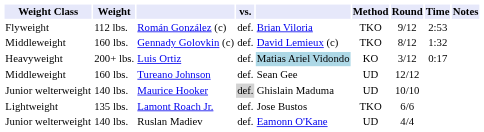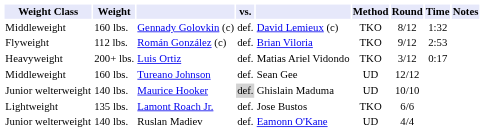rows swapped: (186, 43) <-> (182, 27)
(303, 59) lightblue background -> (303, 59) no background
(371, 59) KO -> (371, 59) TKO
